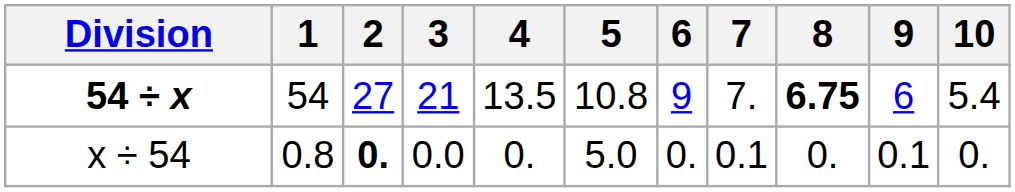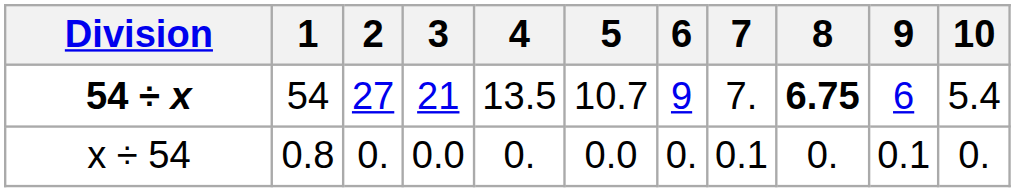(611, 95) 10.8 -> (611, 95) 10.7
(373, 155) bold -> (373, 155) normal
(611, 155) 5.0 -> (611, 155) 0.0
